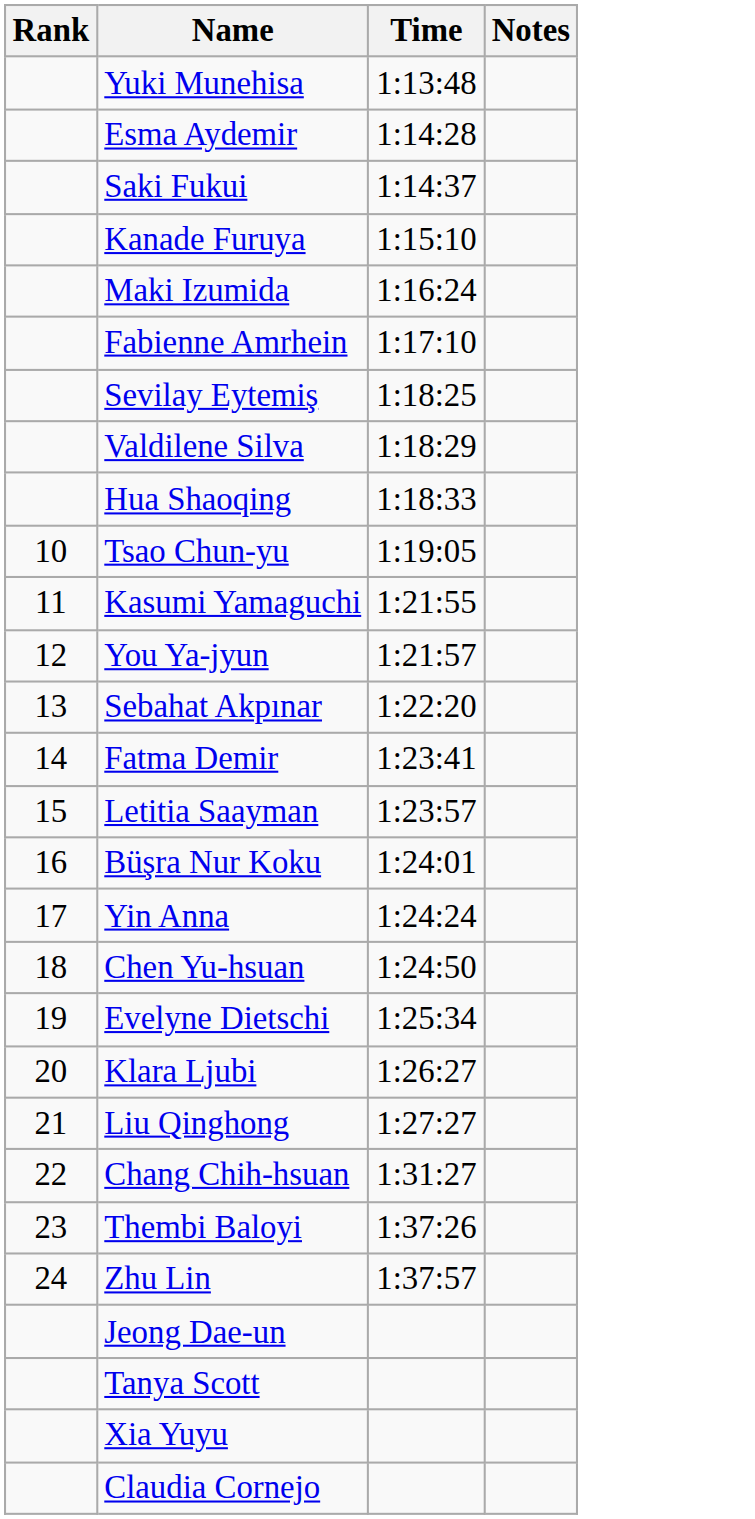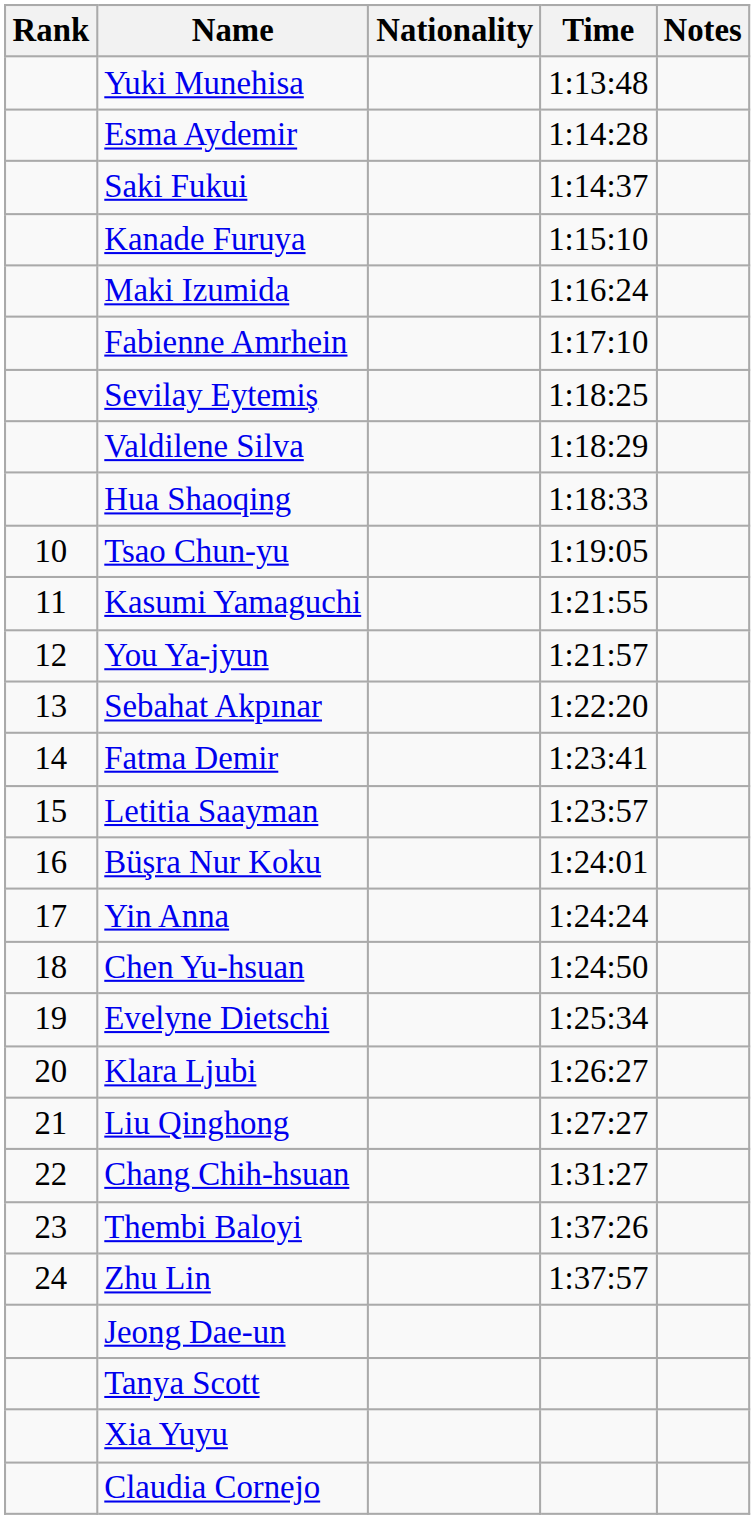+ column: (455, 30)
